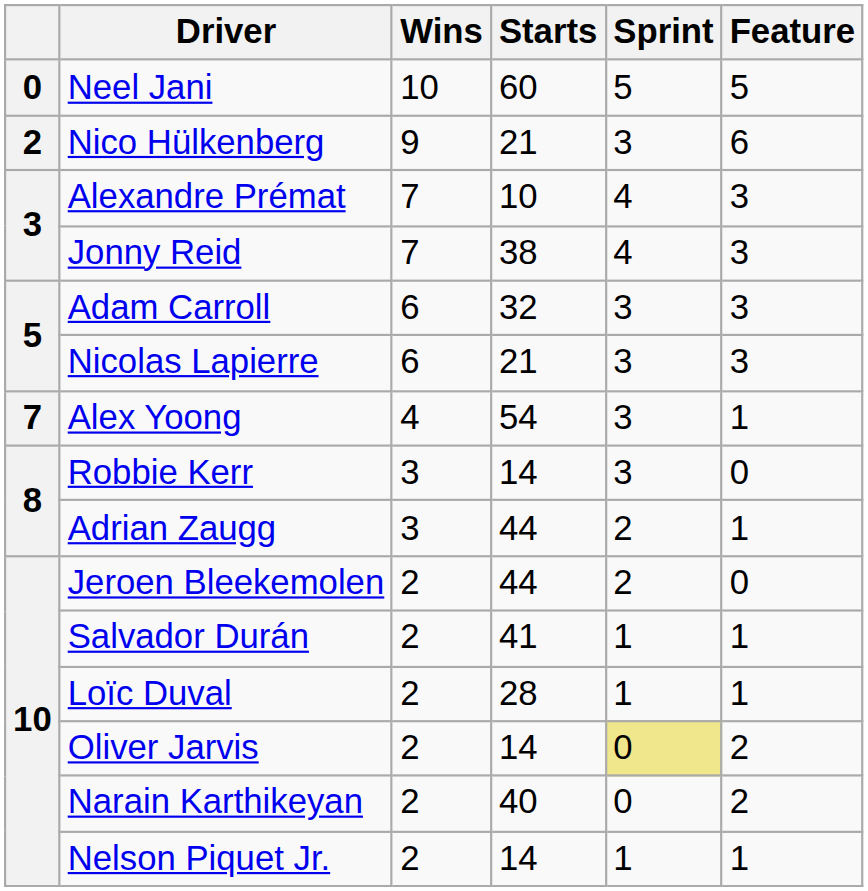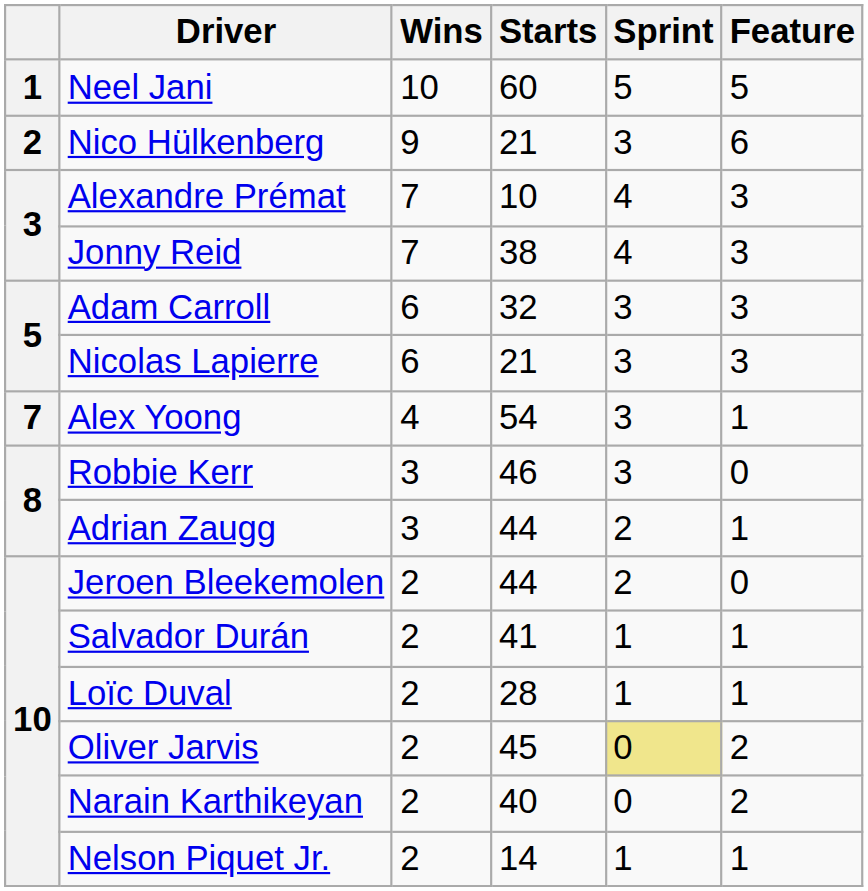(32, 87) 0 -> (32, 87) 1
(518, 472) 14 -> (518, 472) 46
(518, 747) 14 -> (518, 747) 45
